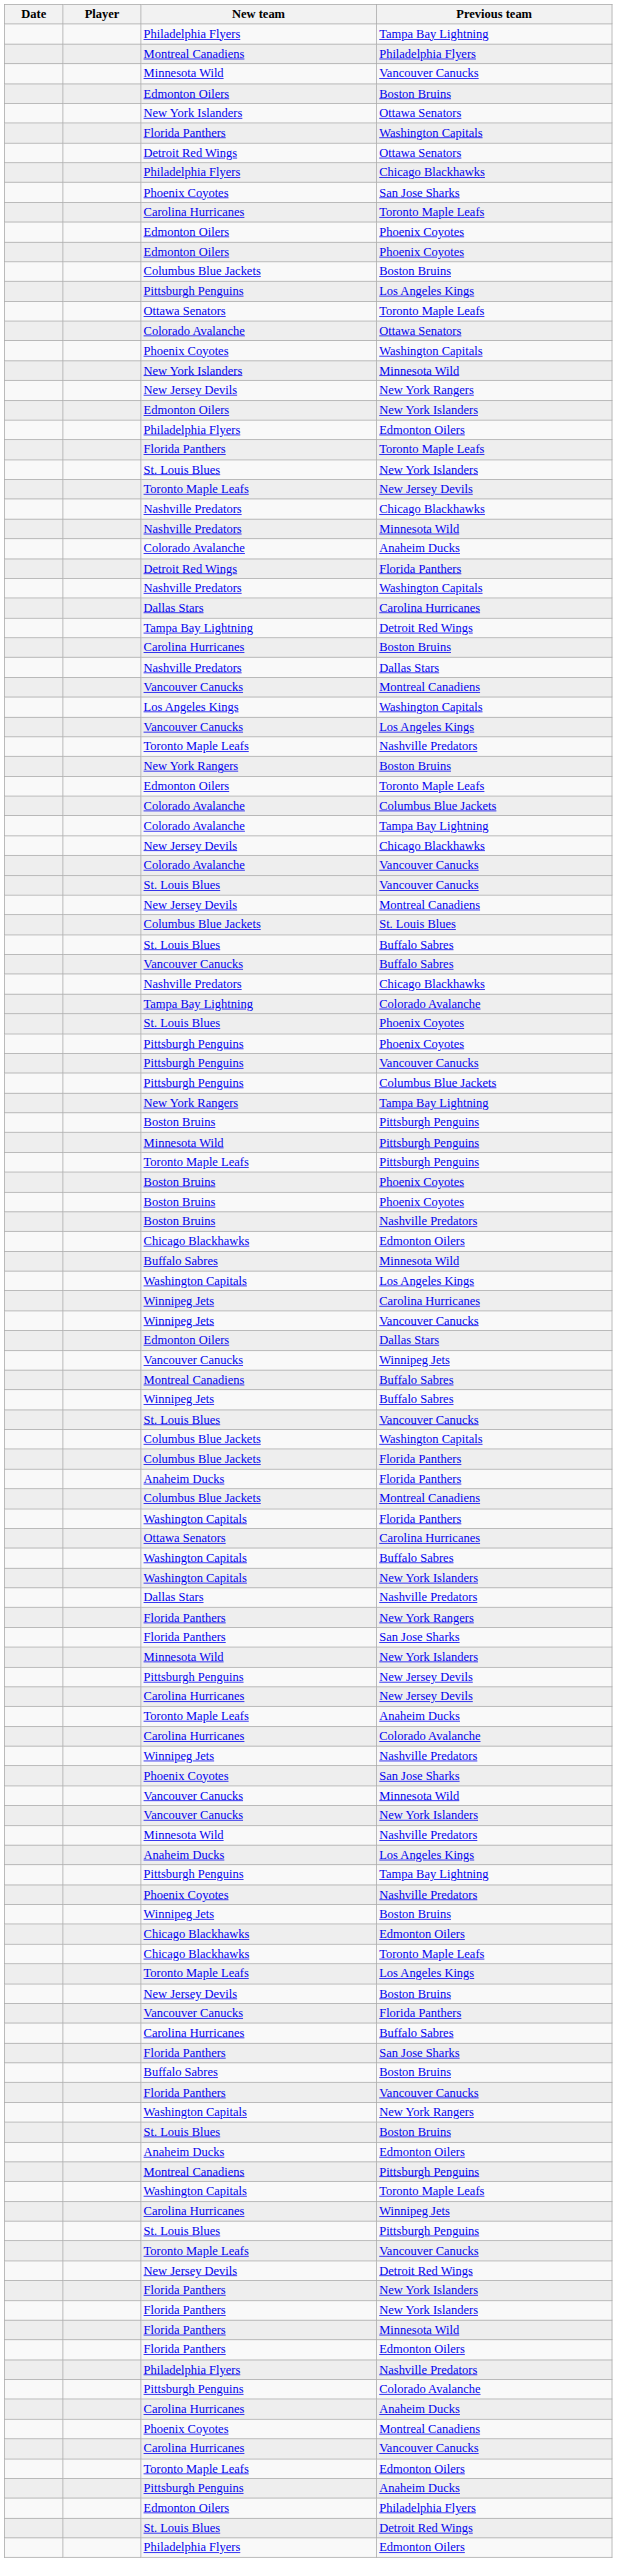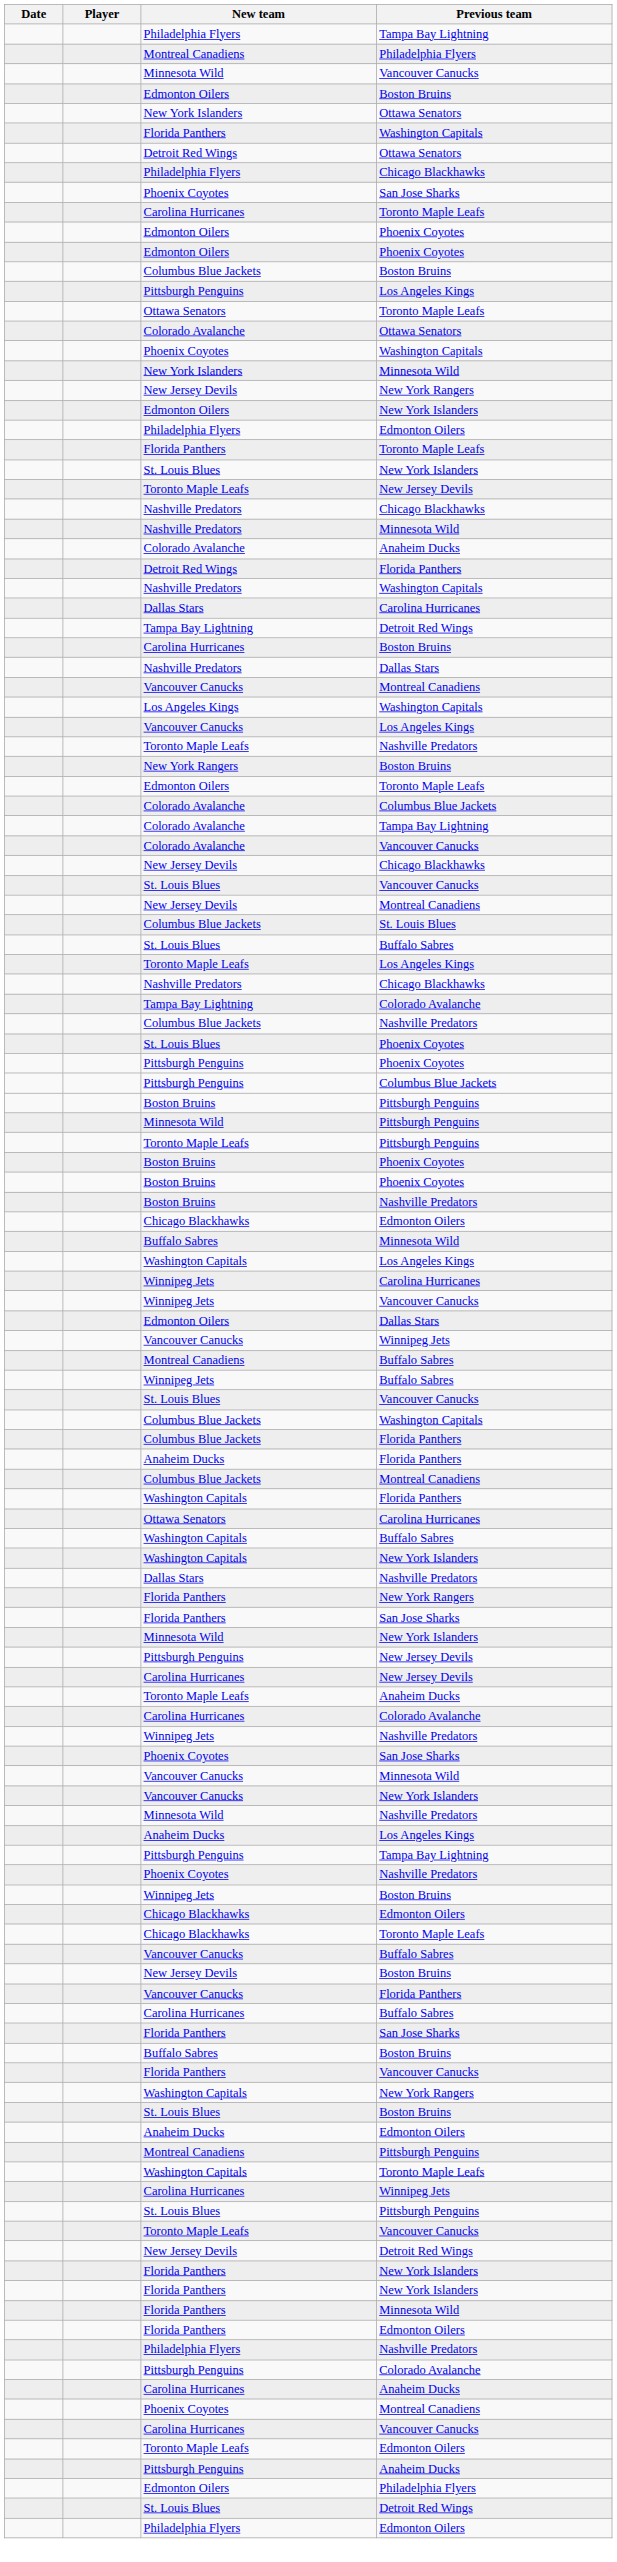rows swapped: (194, 865) <-> (190, 845)
rows swapped: (193, 964) <-> (196, 1973)
+ row: (202, 1023)
- row: (194, 1063)
- row: (191, 1102)
